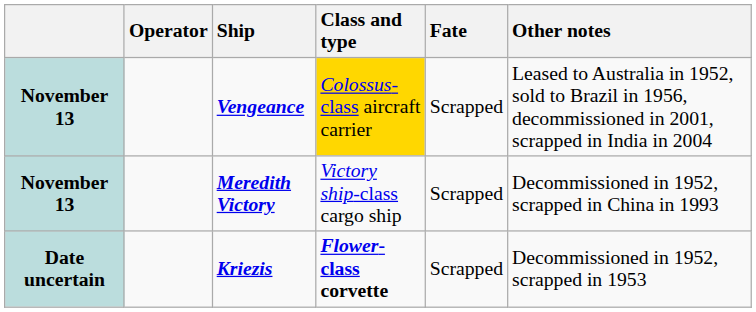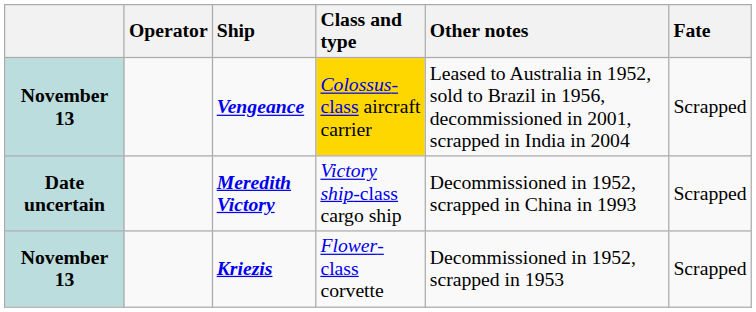columns swapped: (448, 31) <-> (561, 31)
(65, 193) November 13 -> (65, 193) Date uncertain
(65, 268) Date uncertain -> (65, 268) November 13
(354, 268) bold -> (352, 268) normal
